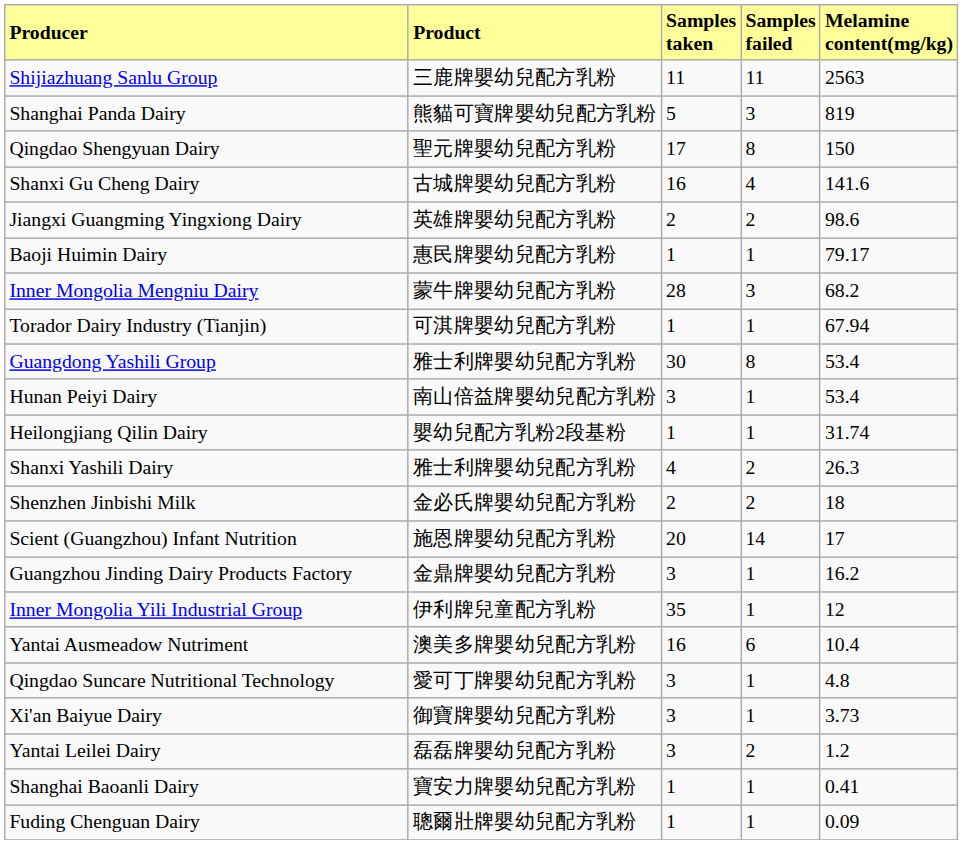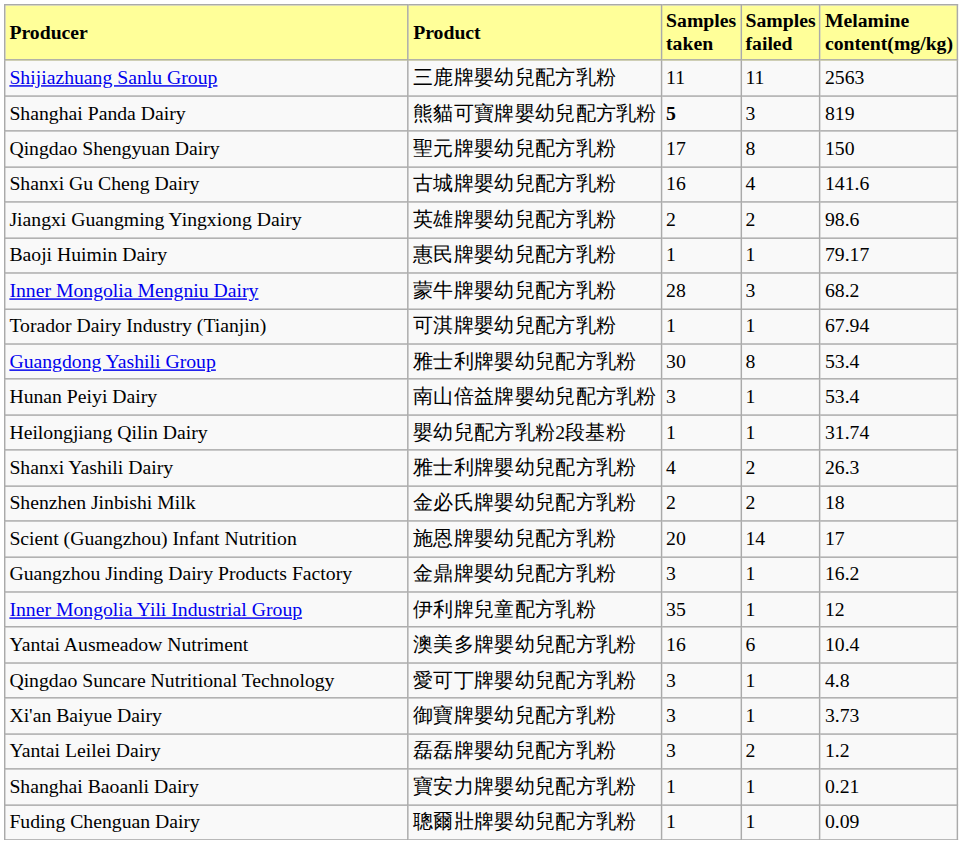(671, 112) normal -> (671, 112) bold
(842, 786) 0.41 -> (842, 786) 0.21
